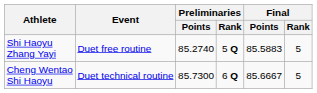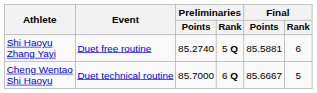(264, 49) 85.5883 -> (264, 49) 85.5881
(298, 49) 5 -> (298, 49) 6
(196, 75) 85.7300 -> (196, 75) 85.7000
